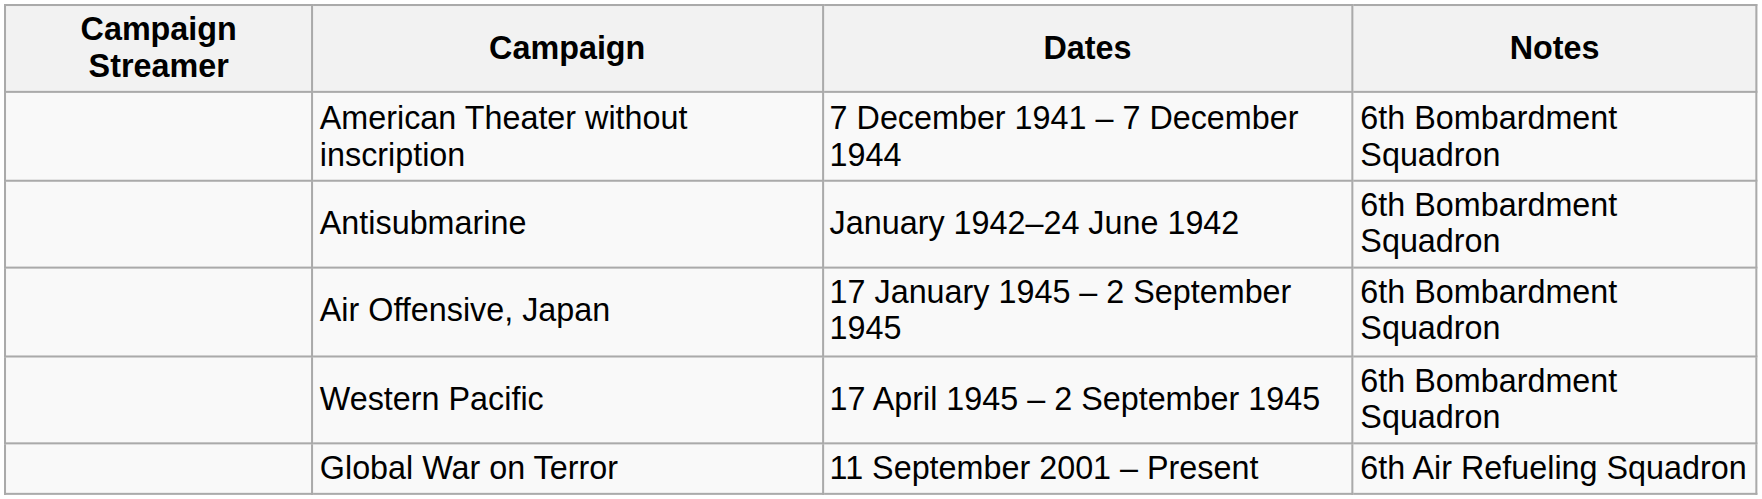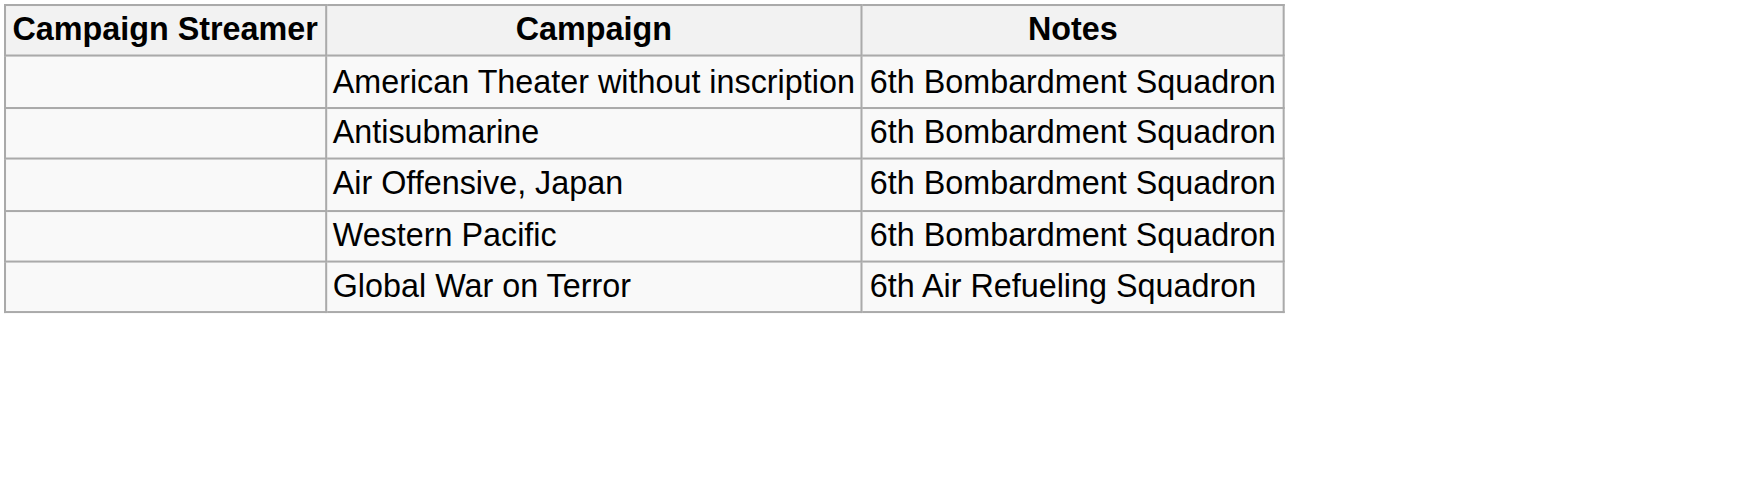- column: (1088, 48)
